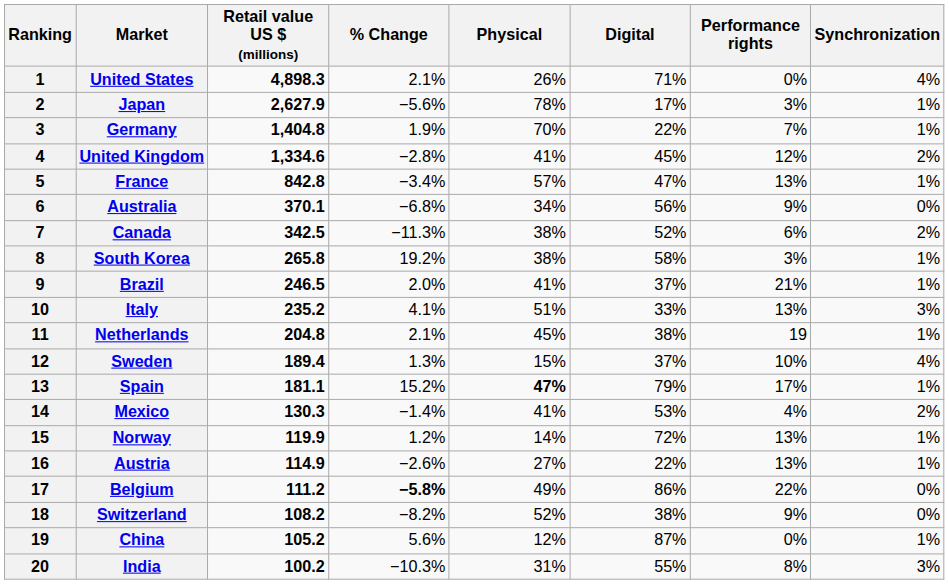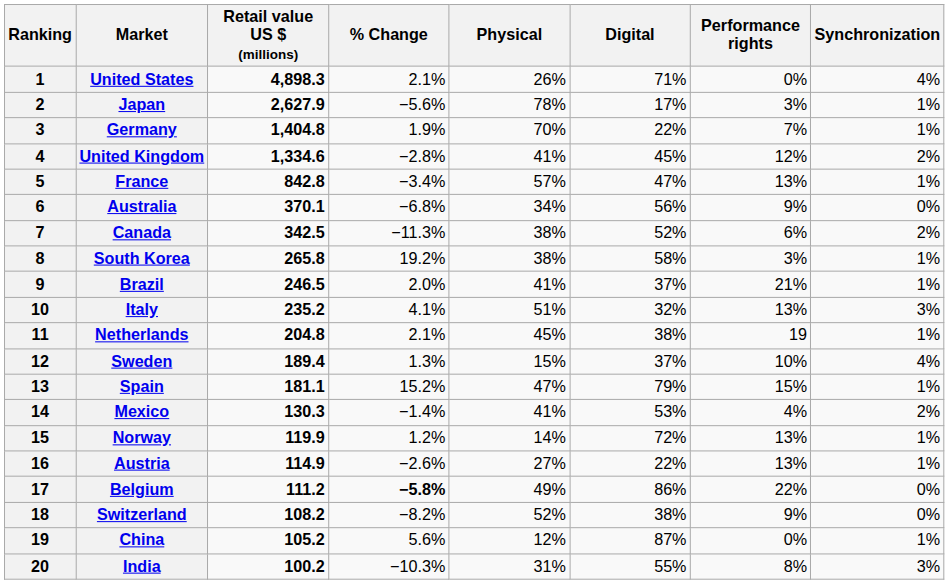(670, 309) 33% -> (670, 309) 32%
(550, 386) bold -> (550, 386) normal
(791, 386) 17% -> (791, 386) 15%
